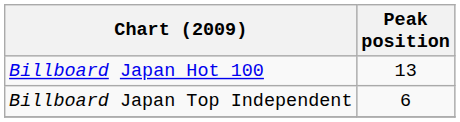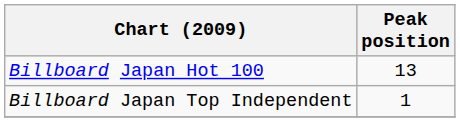(406, 101) 6 -> (406, 101) 1
